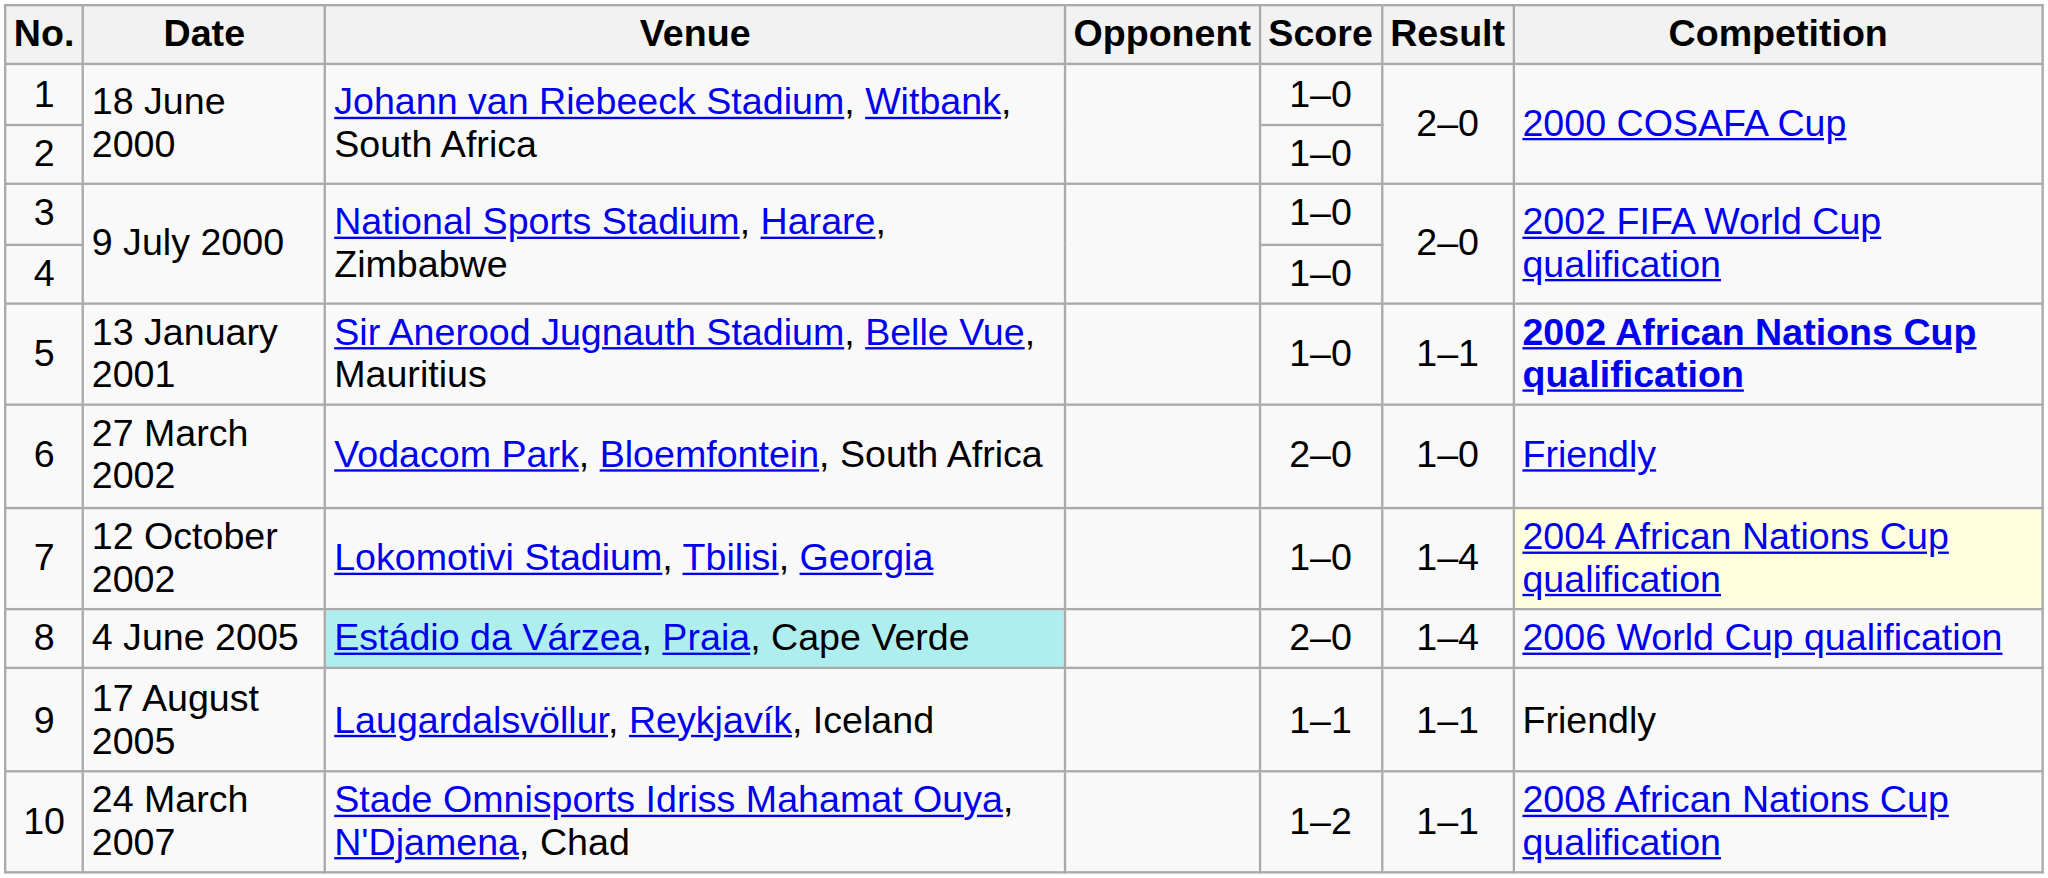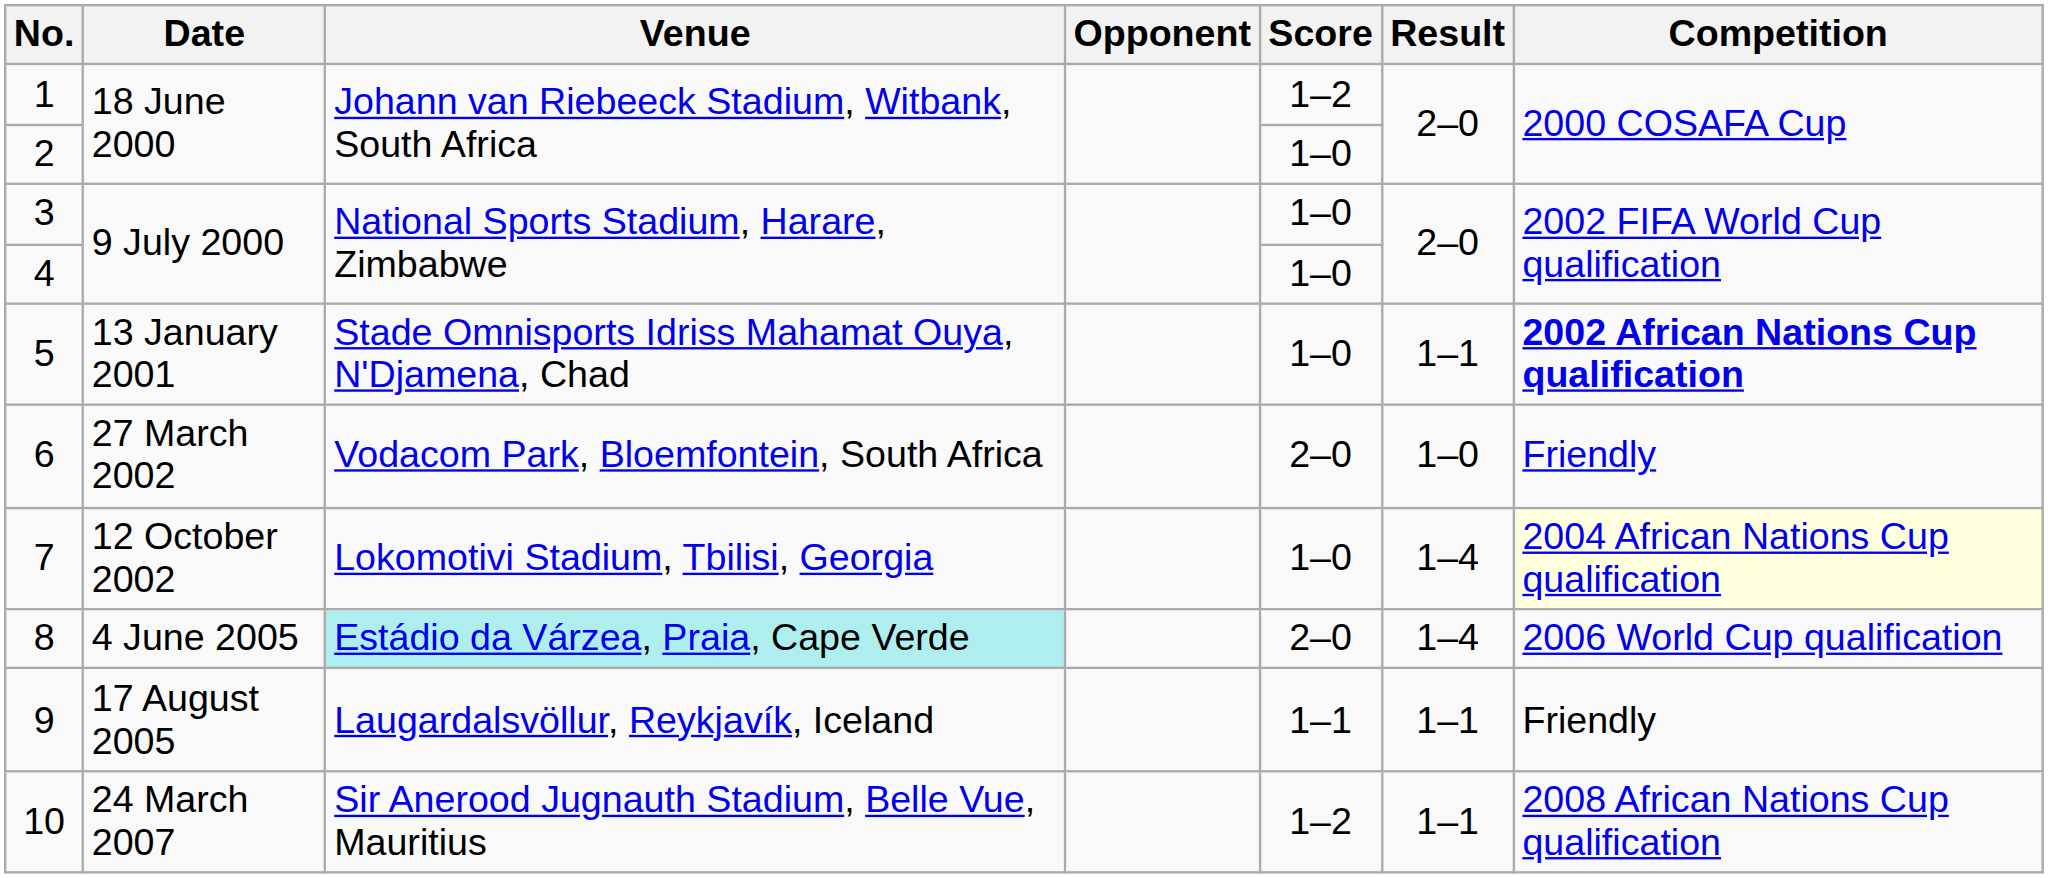(1321, 93) 1–0 -> (1321, 93) 1–2
(685, 353) Sir Anerood Jugnauth Stadium, Belle Vue, Mauritius -> (674, 353) Stade Omnisports Idriss Mahamat Ouya, N'Djamena, Chad
(674, 820) Stade Omnisports Idriss Mahamat Ouya, N'Djamena, Chad -> (685, 820) Sir Anerood Jugnauth Stadium, Belle Vue, Mauritius
